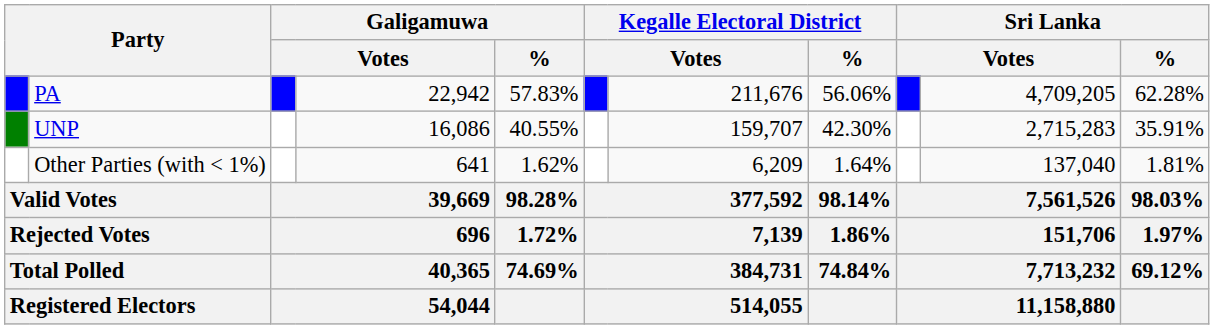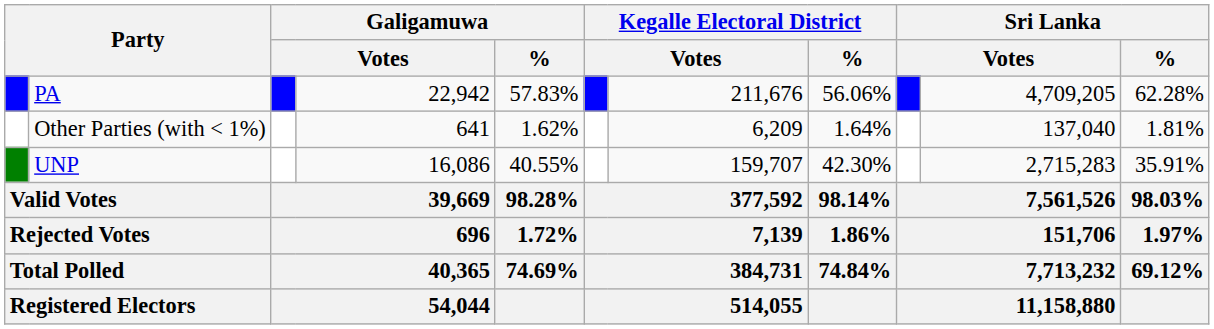rows swapped: (57, 128) <-> (150, 164)
